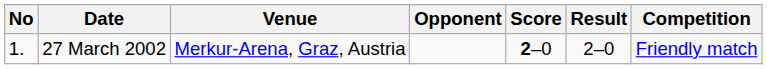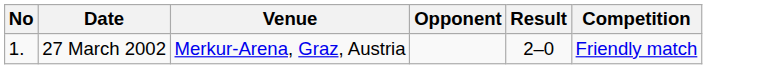- column: (536, 19)
